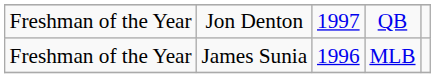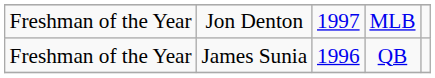(392, 21) QB -> (392, 21) MLB
(392, 55) MLB -> (392, 55) QB
